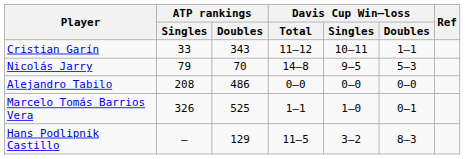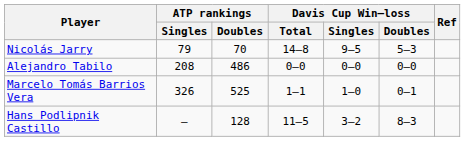- row: (53, 49)
(240, 139) 129 -> (240, 121) 128
